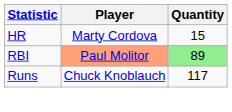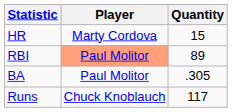(198, 55) lightgreen background -> (198, 55) no background
+ row: (16, 76)
